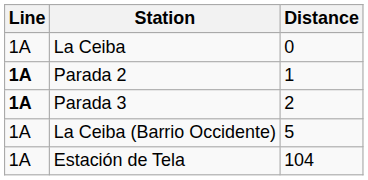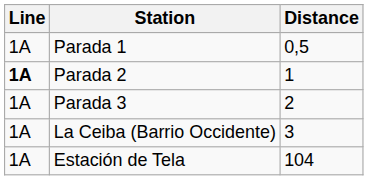- row: (90, 47)
+ row: (90, 47)
(20, 103) bold -> (20, 103) normal
(289, 132) 5 -> (289, 132) 3
